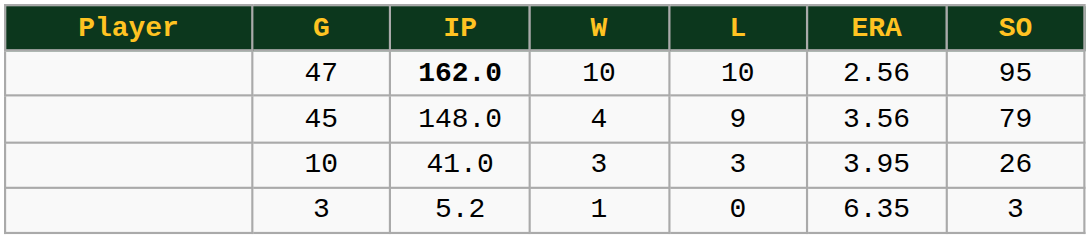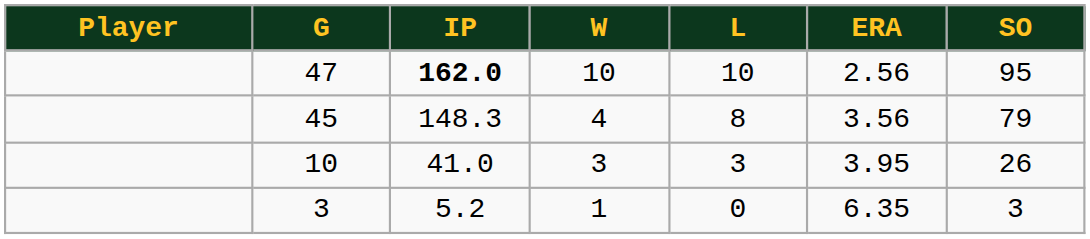(460, 119) 148.0 -> (460, 119) 148.3
(738, 119) 9 -> (738, 119) 8
